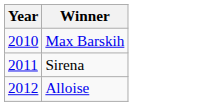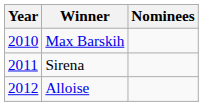+ column: (163, 16)
